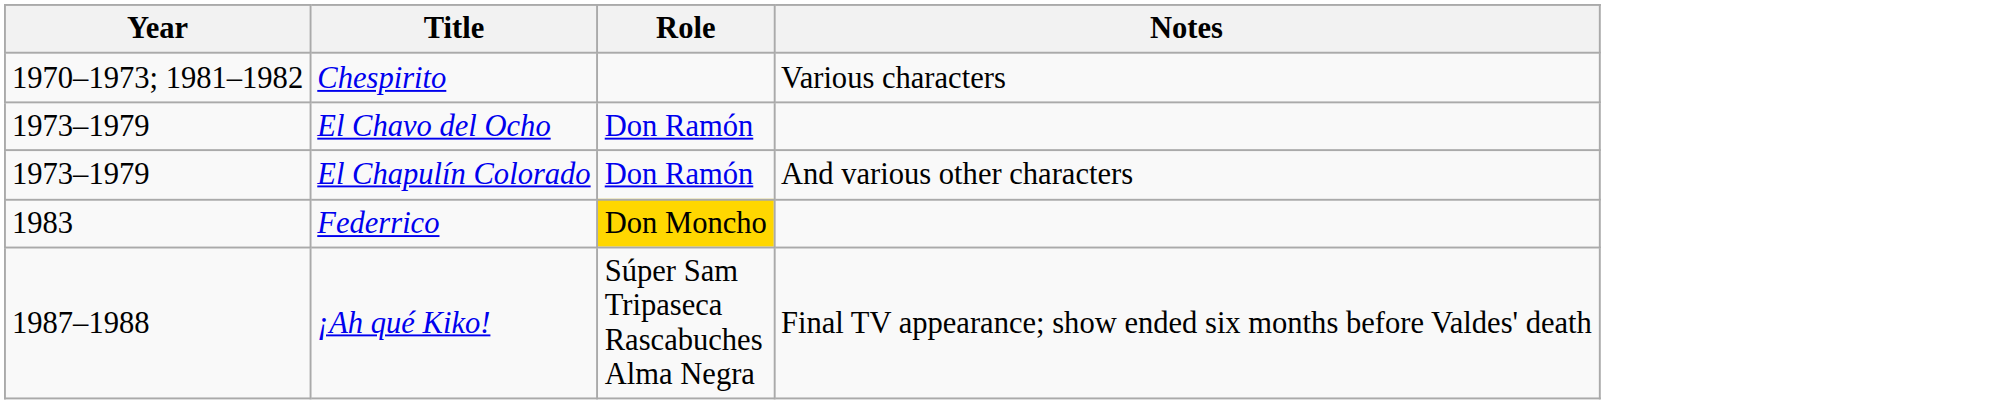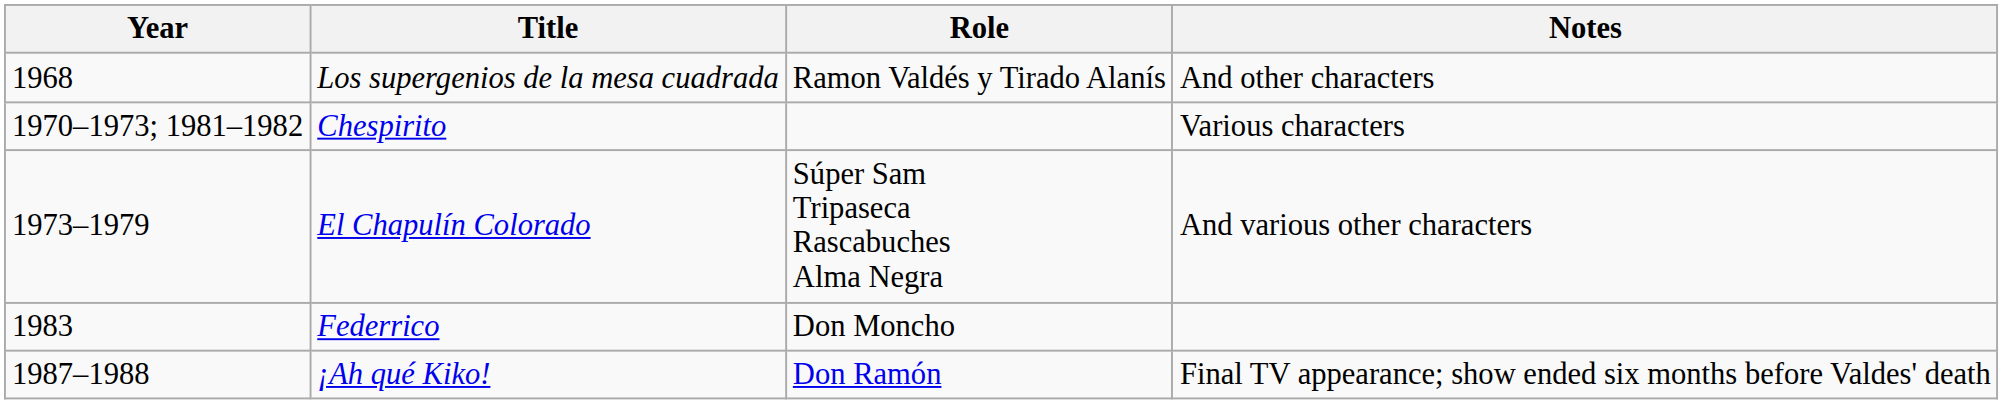+ row: (548, 77)
- row: (434, 125)
(679, 174) Don Ramón -> (872, 225) Súper Sam Tripaseca Rascabuches Alma Negra
(686, 222) gold background -> (874, 325) no background
(684, 322) Súper Sam Tripaseca Rascabuches Alma Negra -> (867, 374) Don Ramón
